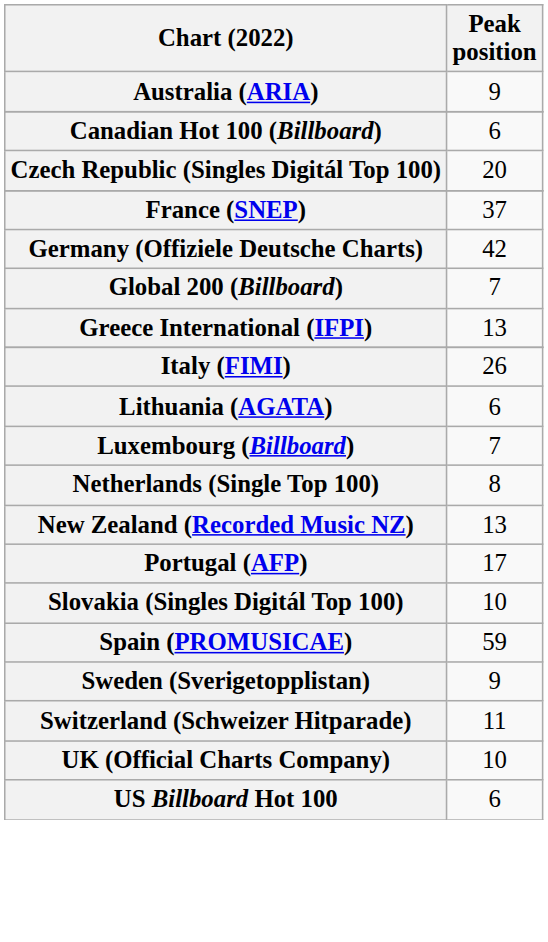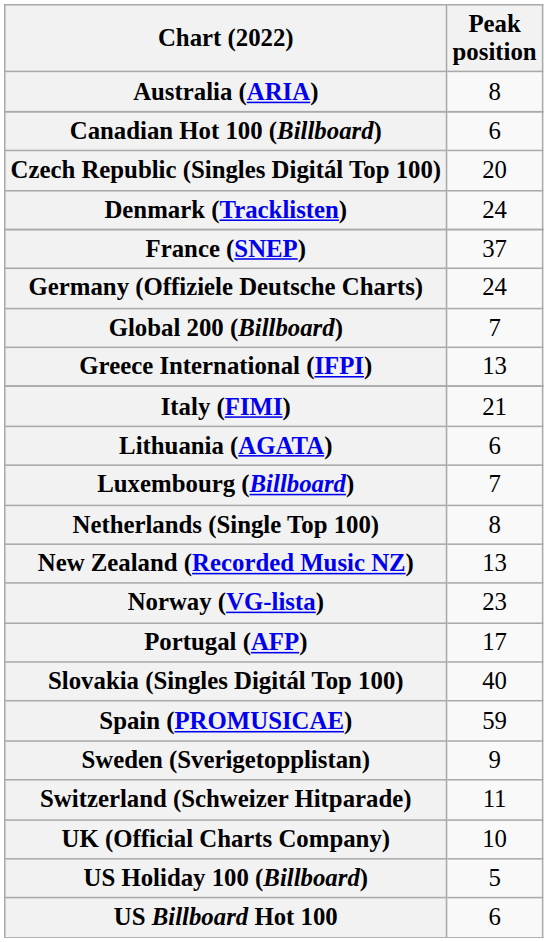(495, 91) 9 -> (495, 91) 8
+ row: (226, 209)
(495, 248) 42 -> (495, 288) 24
(495, 366) 26 -> (495, 406) 21
+ row: (226, 602)
(495, 602) 10 -> (495, 681) 40
+ row: (226, 878)
